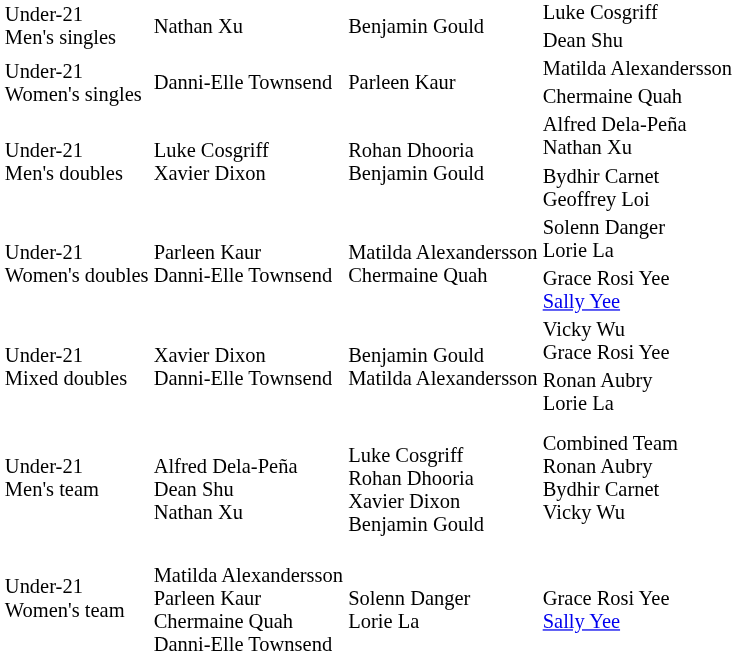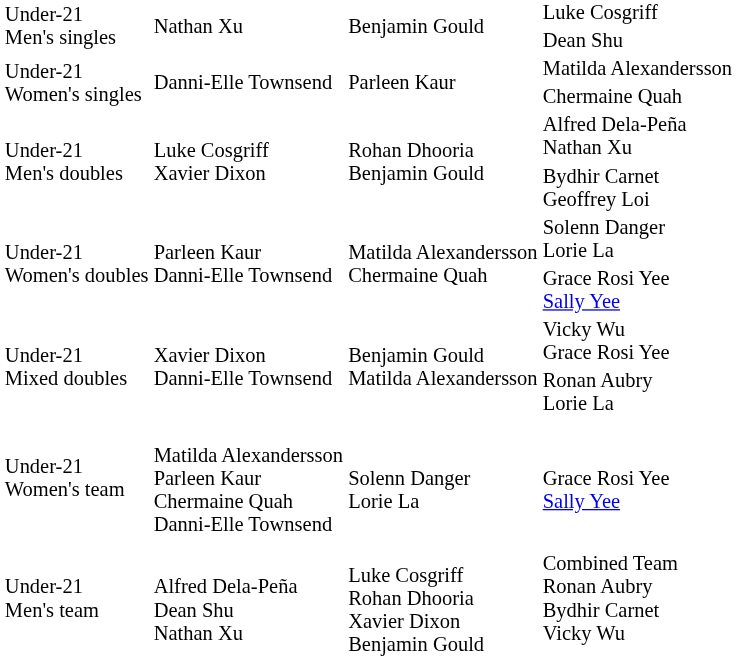rows swapped: (52, 478) <-> (65, 598)
